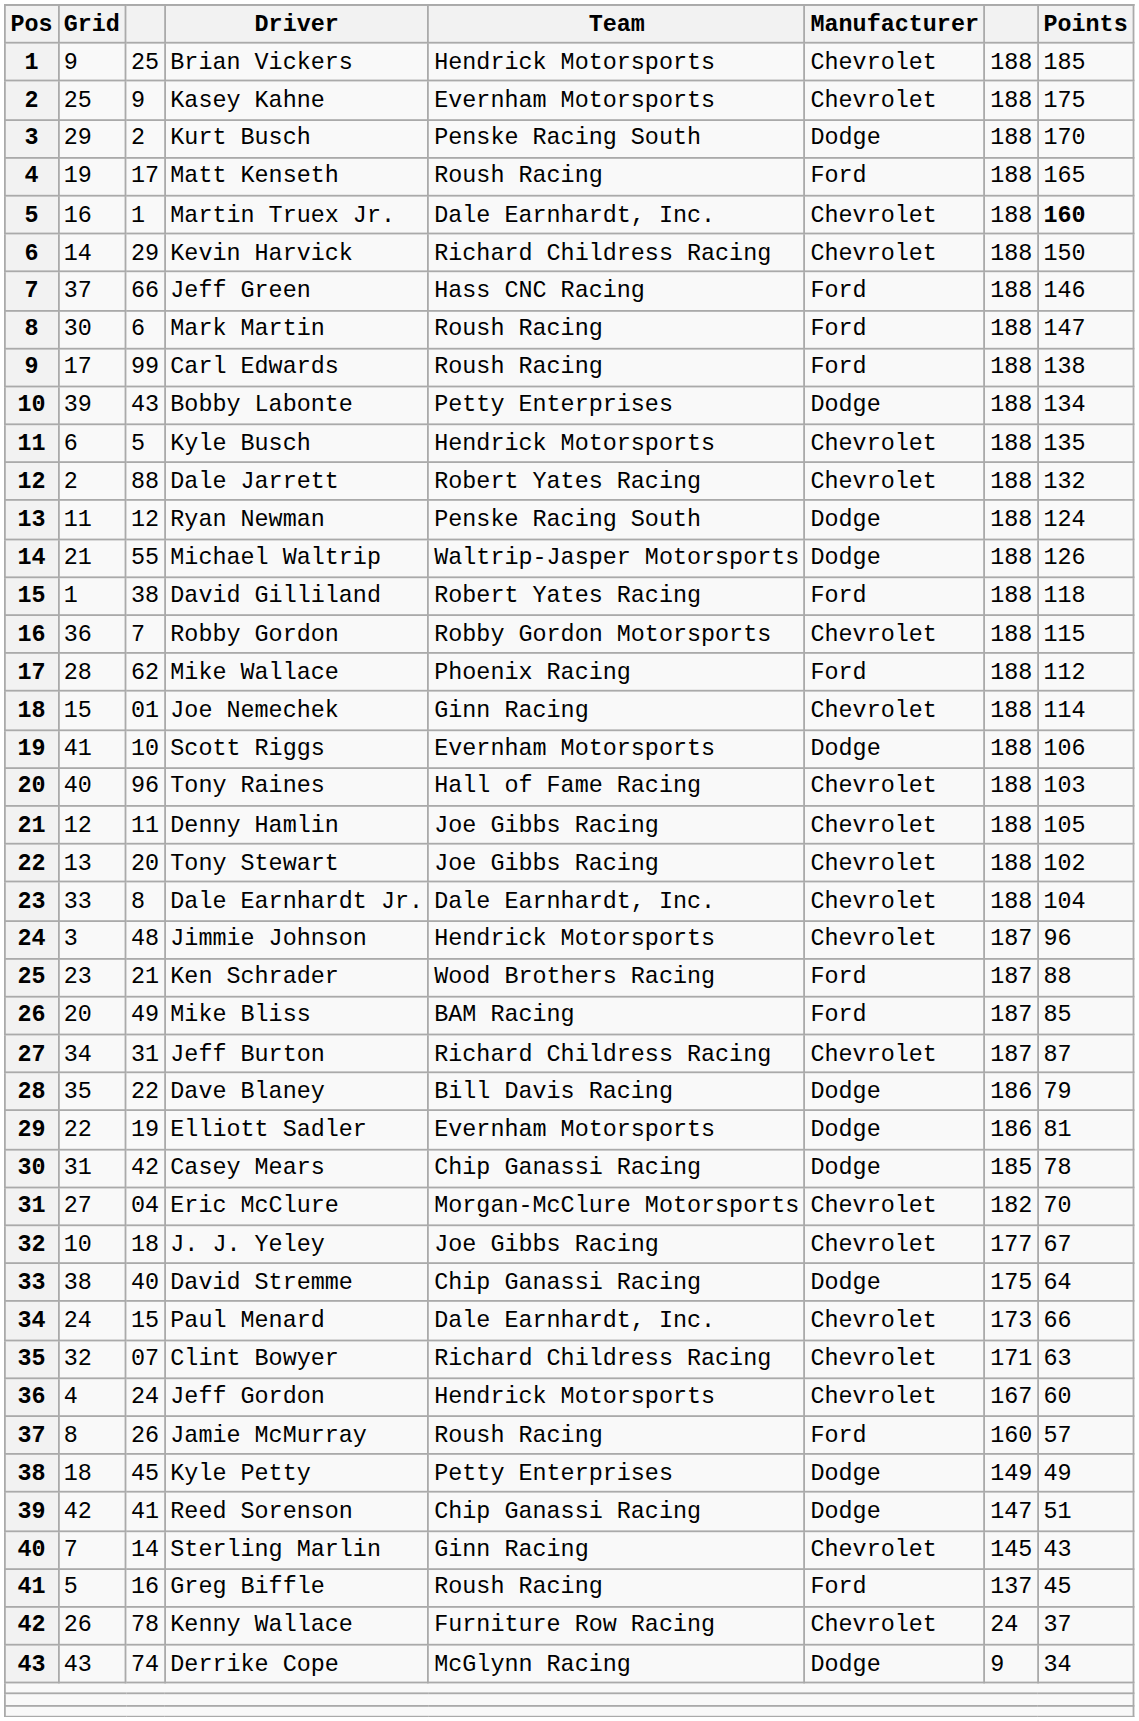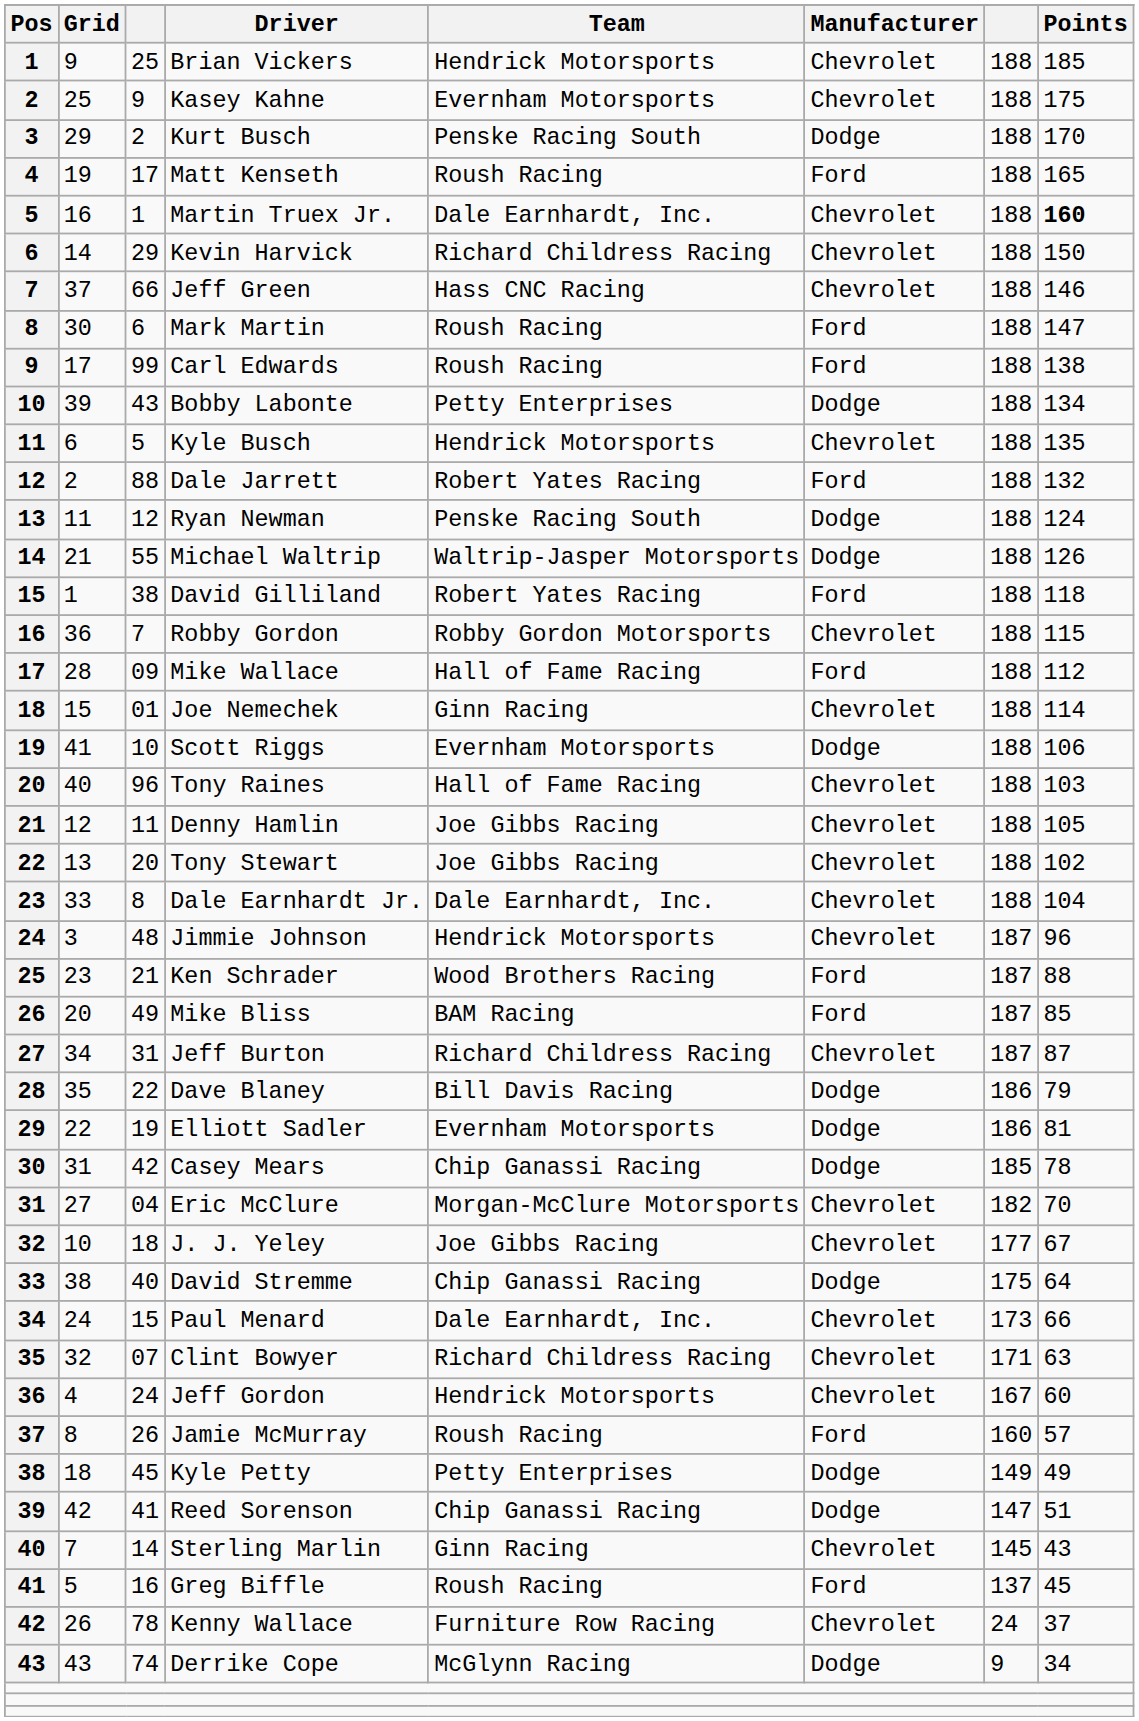(839, 291) Ford -> (874, 291) Chevrolet
(874, 482) Chevrolet -> (839, 482) Ford
(145, 672) 62 -> (145, 672) 09
(533, 672) Phoenix Racing -> (568, 672) Hall of Fame Racing
